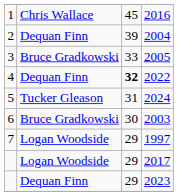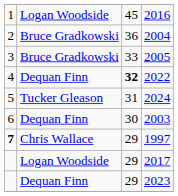(57, 14) Chris Wallace -> (64, 14) Logan Woodside
(54, 35) Dequan Finn -> (69, 35) Bruce Gradkowski
(131, 35) 39 -> (131, 35) 36
(69, 118) Bruce Gradkowski -> (54, 118) Dequan Finn
(11, 139) normal -> (11, 139) bold
(64, 139) Logan Woodside -> (57, 139) Chris Wallace
